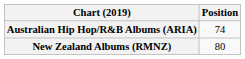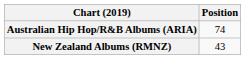(220, 46) 80 -> (220, 46) 43
